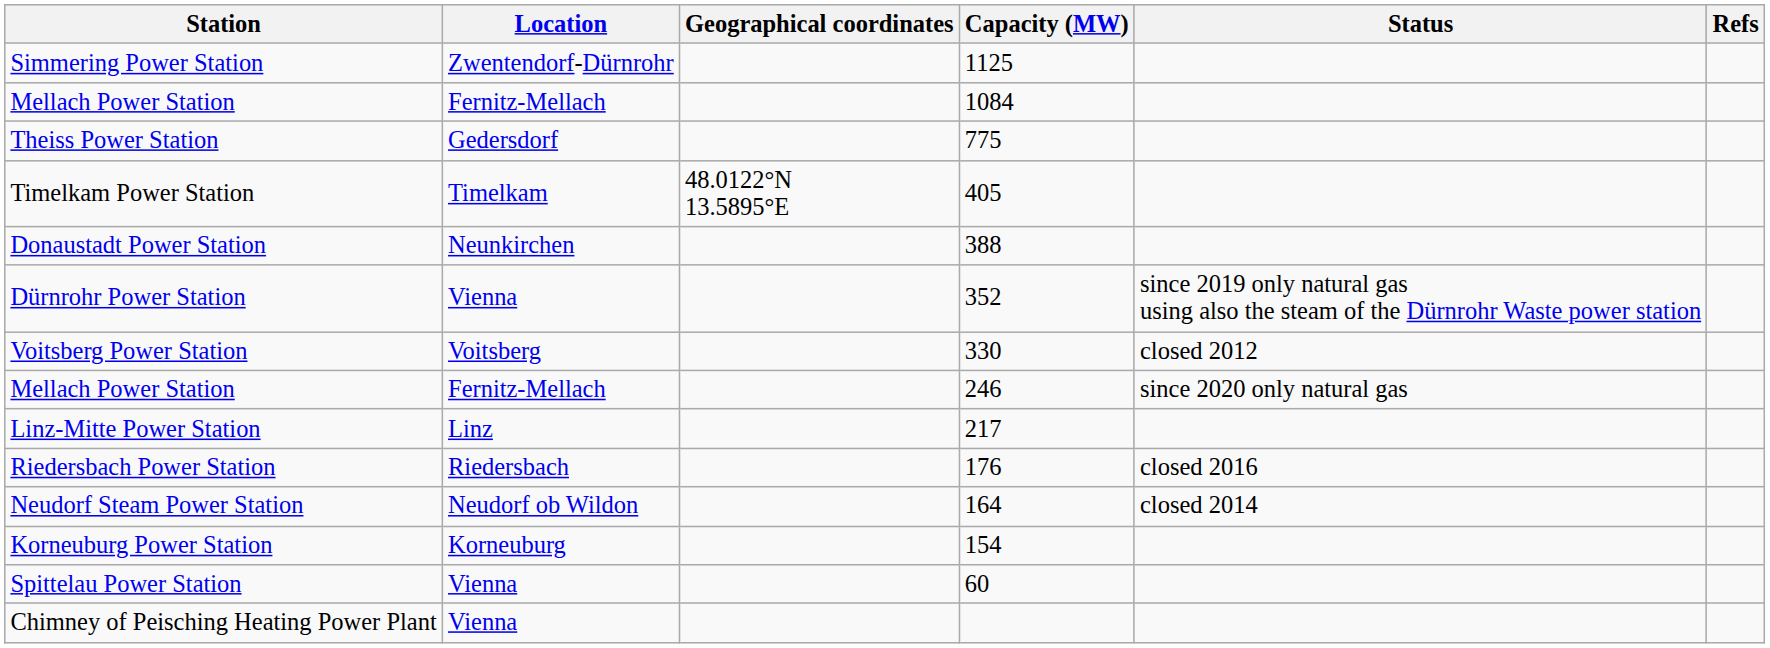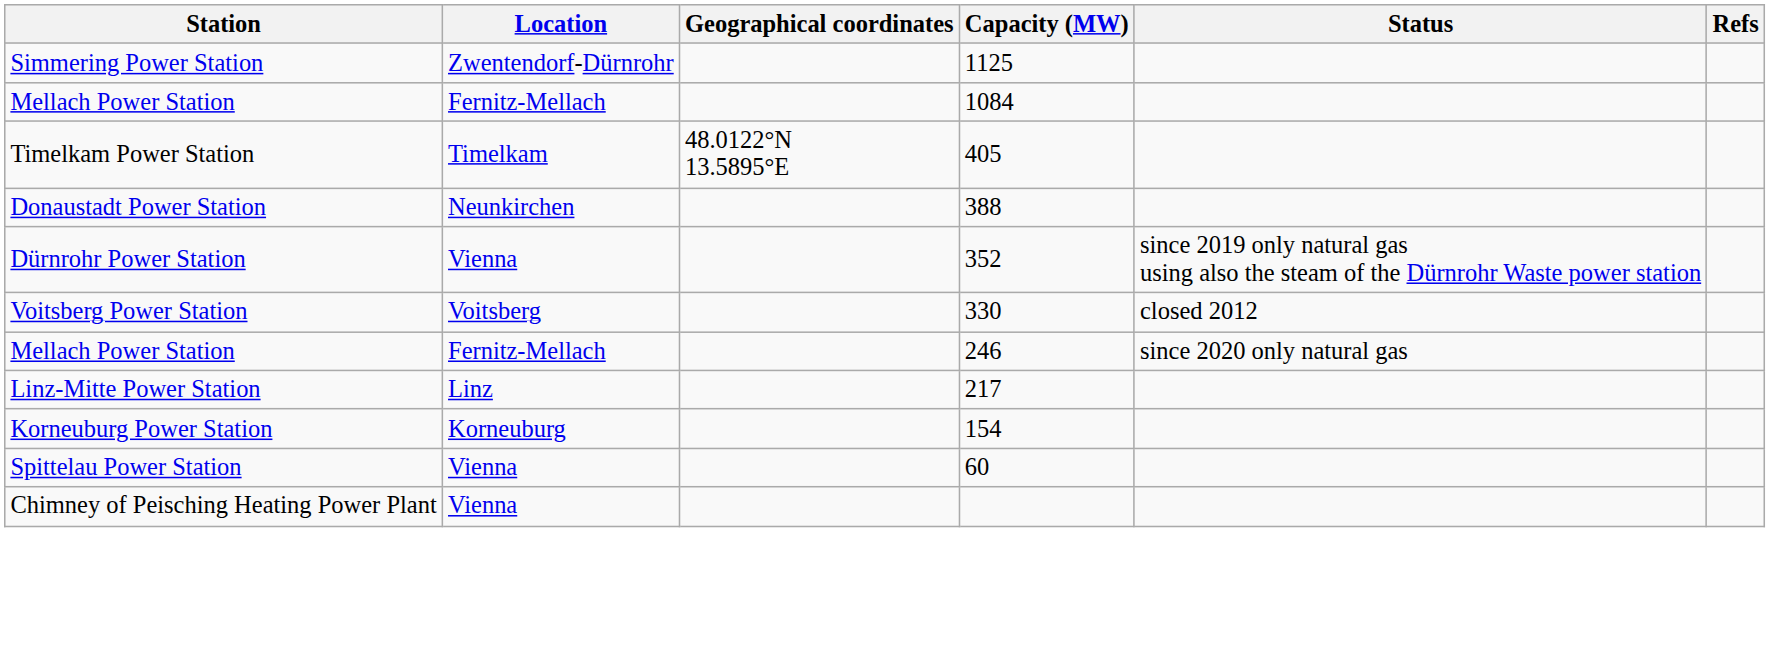- row: (114, 140)
- row: (143, 467)
- row: (157, 506)
